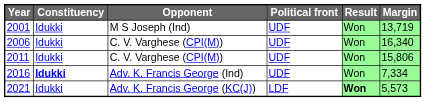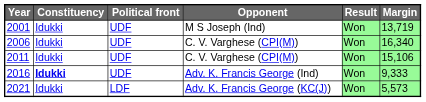columns swapped: (304, 12) <-> (187, 12)
(398, 58) 15,806 -> (398, 58) 15,106
(395, 73) 7,334 -> (395, 73) 9,333
(355, 88) bold -> (354, 88) normal
